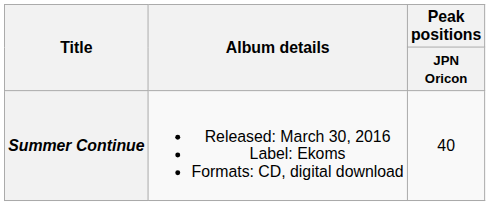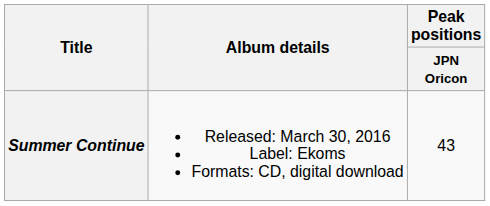(446, 145) 40 -> (446, 145) 43
